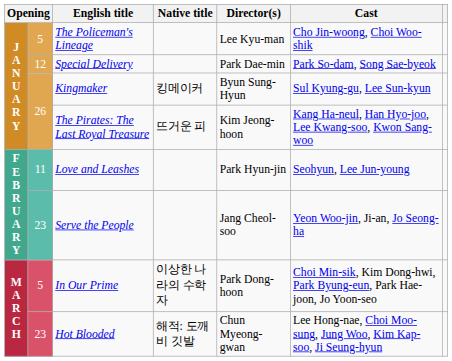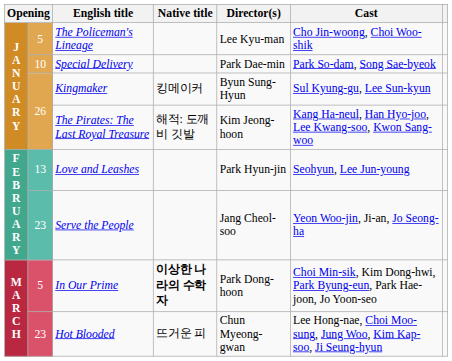(40, 63) 12 -> (40, 63) 10
(181, 126) 뜨거운 피 -> (183, 126) 해적: 도깨비 깃발
(40, 170) 11 -> (40, 170) 13
(181, 285) normal -> (181, 285) bold
(183, 333) 해적: 도깨비 깃발 -> (181, 333) 뜨거운 피
